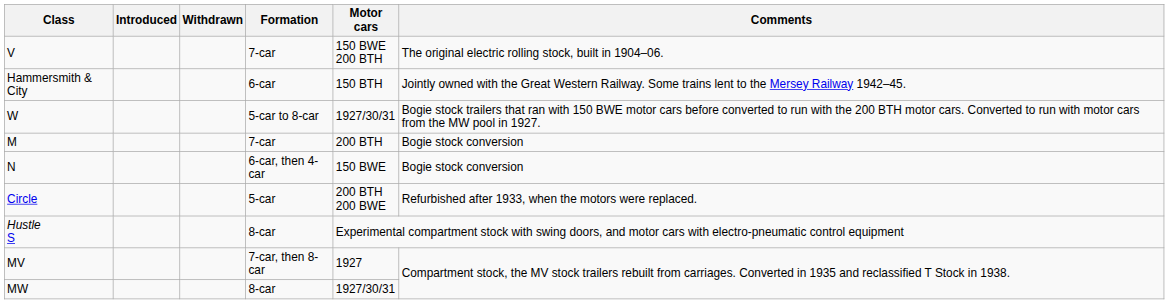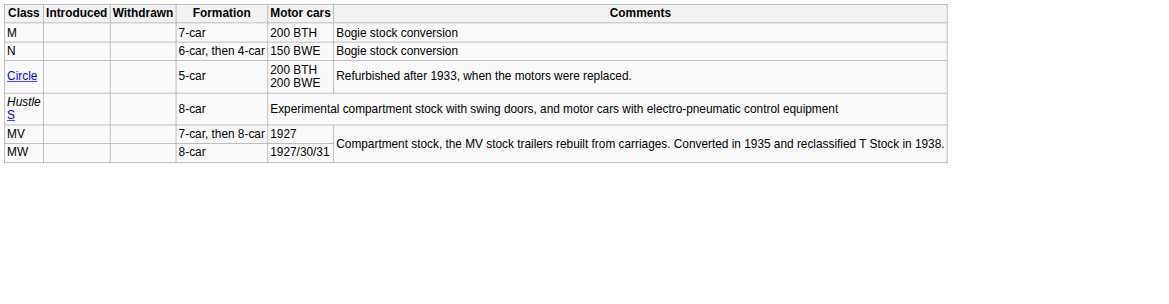- row: (11, 52)
- row: (50, 84)
- row: (13, 116)
